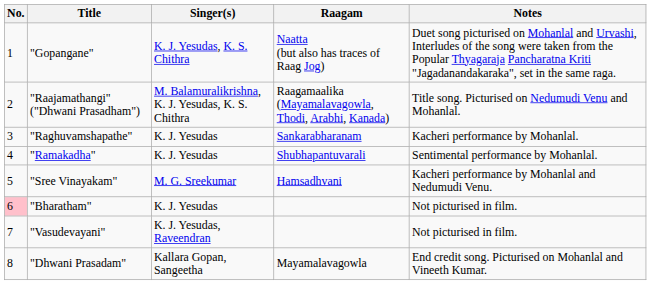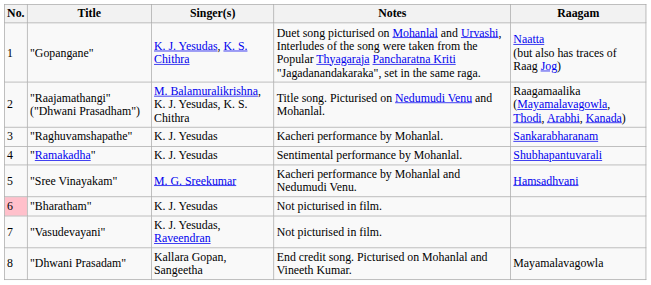columns swapped: (342, 13) <-> (528, 13)
